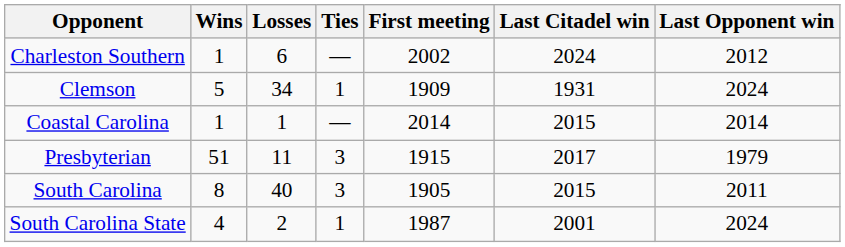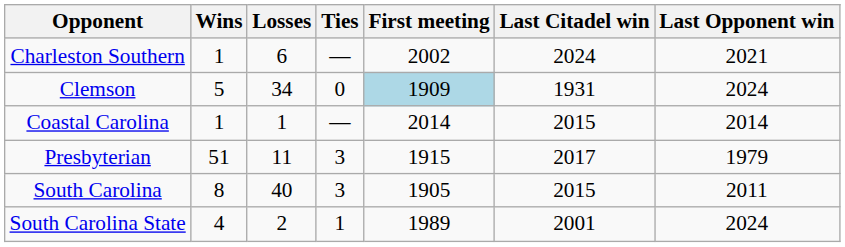(747, 55) 2012 -> (747, 55) 2021
(340, 88) 1 -> (340, 88) 0
(429, 88) no background -> (429, 88) lightblue background
(429, 223) 1987 -> (429, 223) 1989
